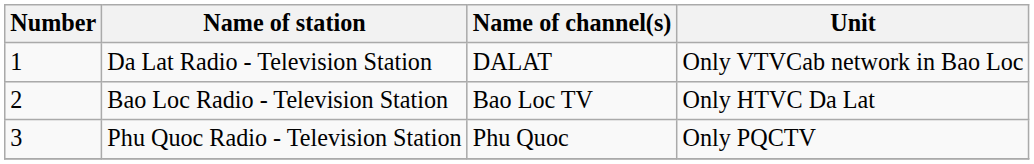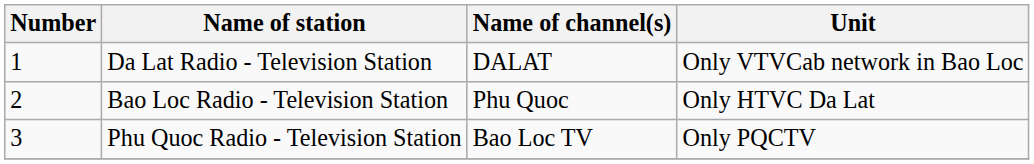(533, 100) Bao Loc TV -> (521, 100) Phu Quoc
(521, 138) Phu Quoc -> (533, 138) Bao Loc TV
